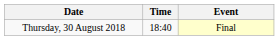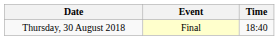columns swapped: (160, 12) <-> (226, 12)
